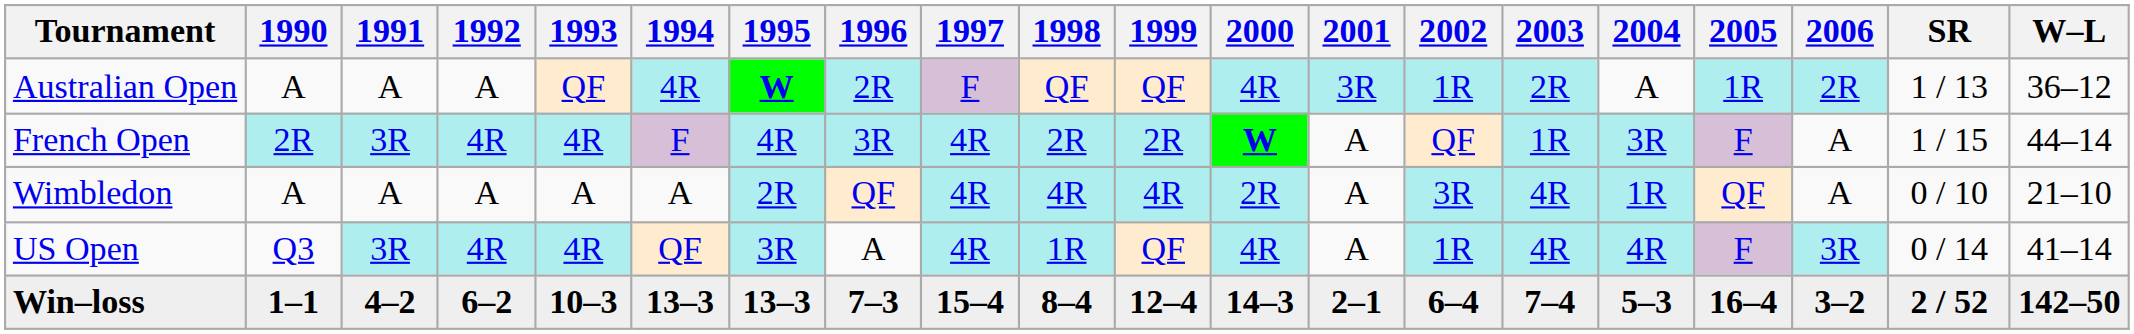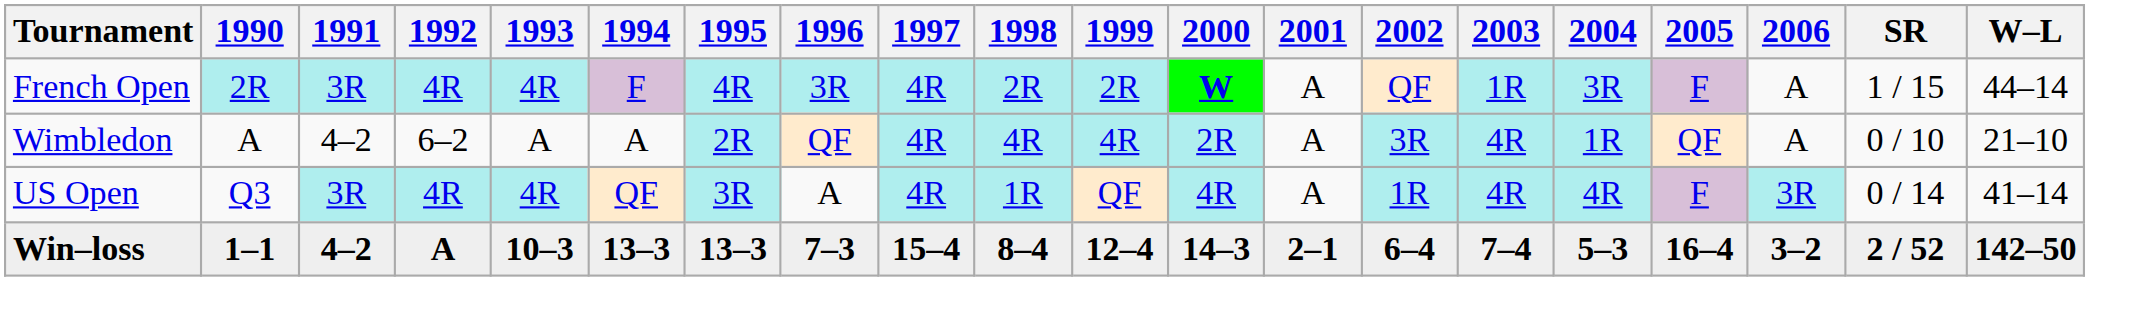- row: (125, 85)
(390, 193) A -> (346, 139) 4–2
(487, 193) A -> (443, 139) 6–2
(487, 301) 6–2 -> (443, 247) A
